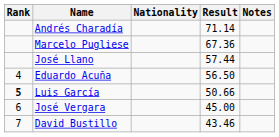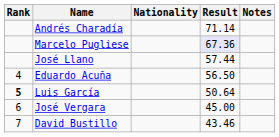(220, 44) no background -> (220, 44) lavender background
(220, 92) 50.66 -> (220, 92) 50.64
